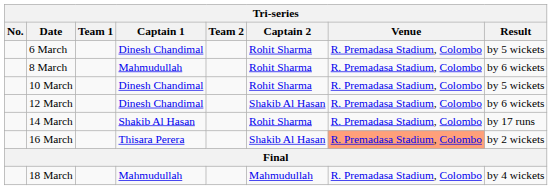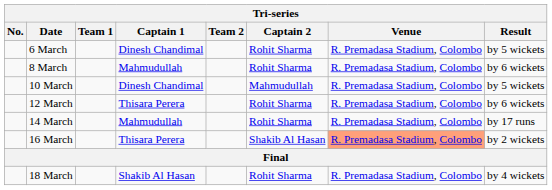(281, 85) Rohit Sharma -> (281, 85) Mahmudullah
(161, 103) Dinesh Chandimal -> (151, 103) Thisara Perera
(287, 103) Shakib Al Hasan -> (281, 103) Rohit Sharma
(157, 121) Shakib Al Hasan -> (150, 121) Mahmudullah
(150, 175) Mahmudullah -> (157, 175) Shakib Al Hasan
(281, 175) Mahmudullah -> (281, 175) Rohit Sharma
